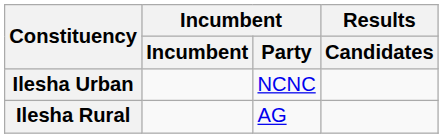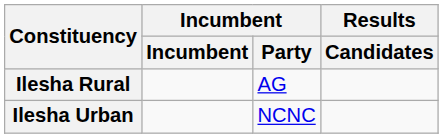rows swapped: (73, 116) <-> (73, 84)
